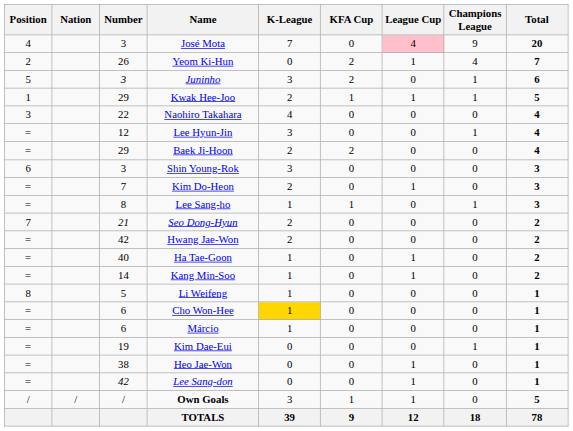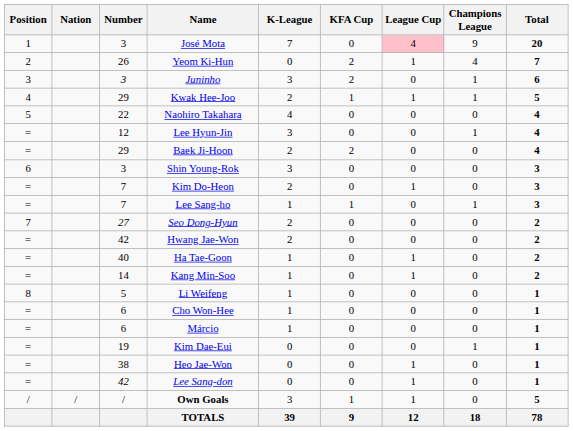(28, 44) 4 -> (28, 44) 1
(28, 79) 5 -> (28, 79) 3
(28, 97) 1 -> (28, 97) 4
(28, 115) 3 -> (28, 115) 5
(123, 204) 8 -> (123, 204) 7
(123, 222) 21 -> (123, 222) 27
(290, 311) gold background -> (290, 311) no background
